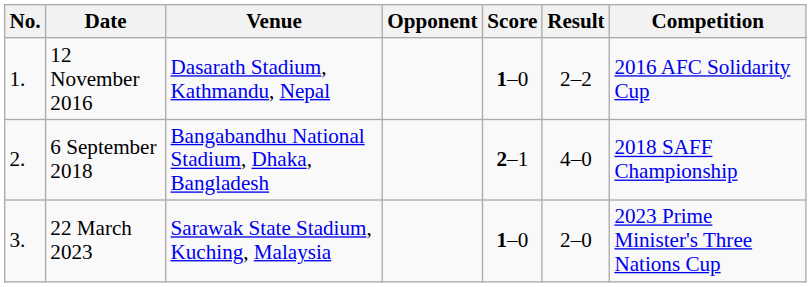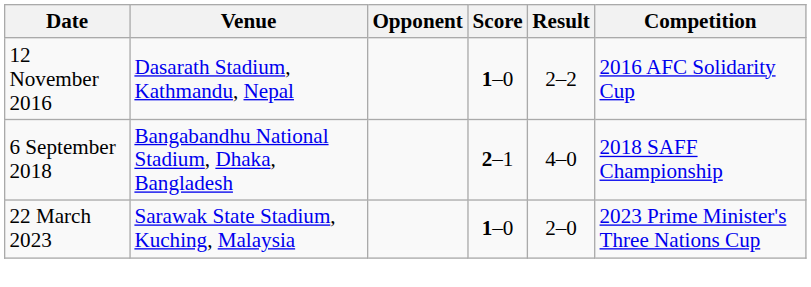- column: (25, 21)
